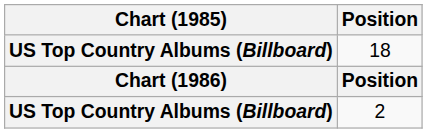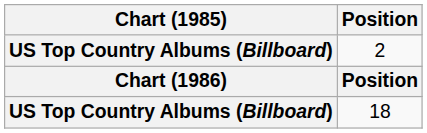rows swapped: (380, 111) <-> (380, 50)
